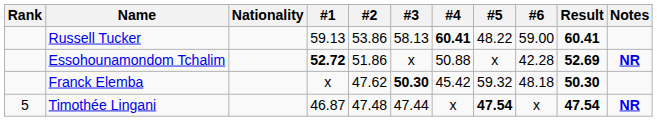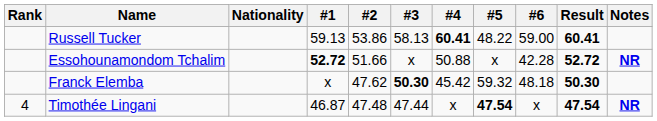(370, 60) 51.86 -> (370, 60) 51.66
(582, 60) 52.69 -> (582, 60) 52.72
(25, 104) 5 -> (25, 104) 4
